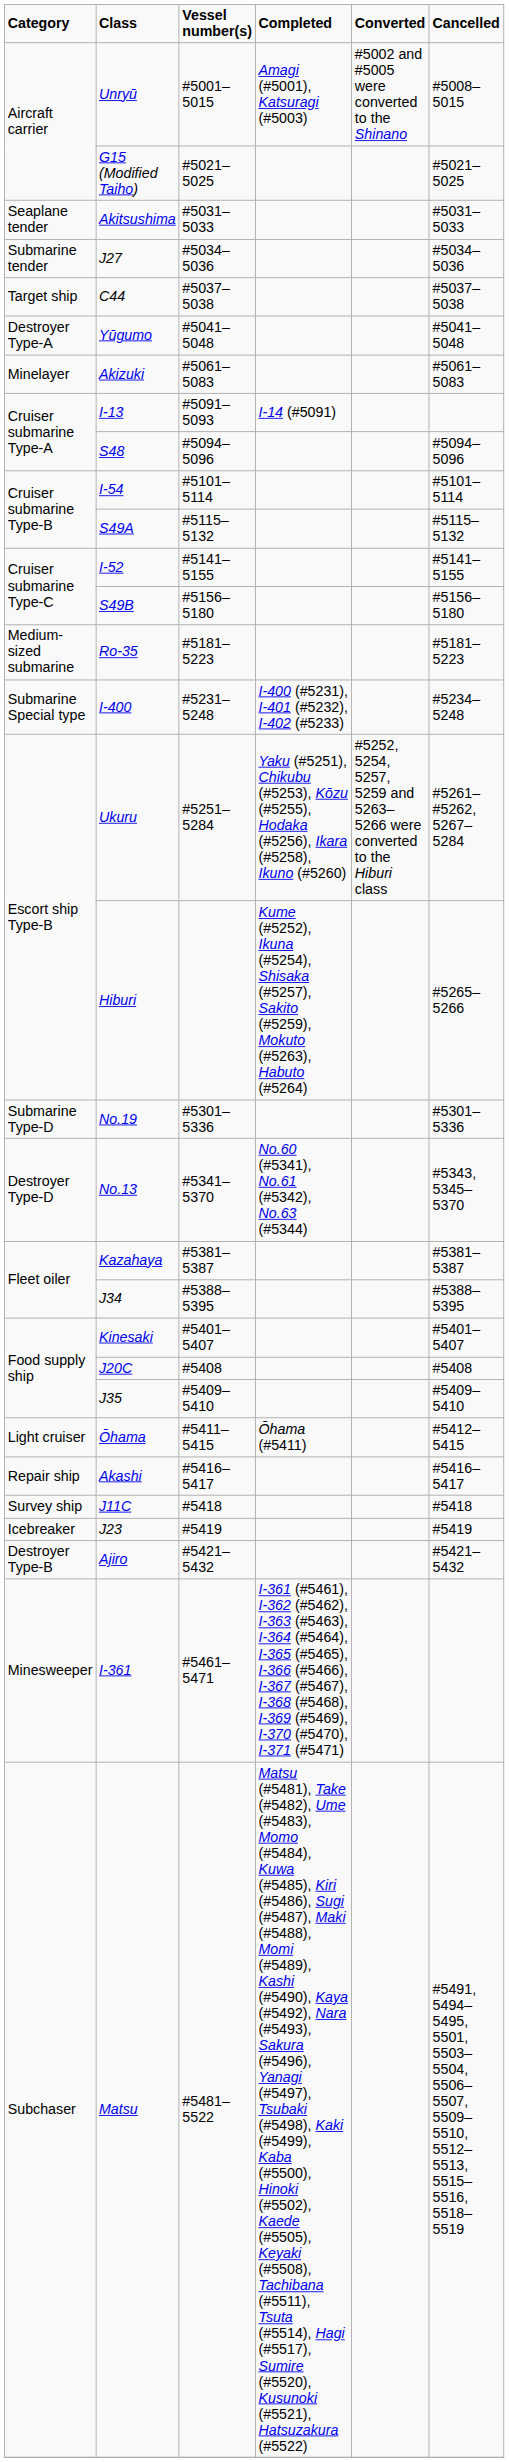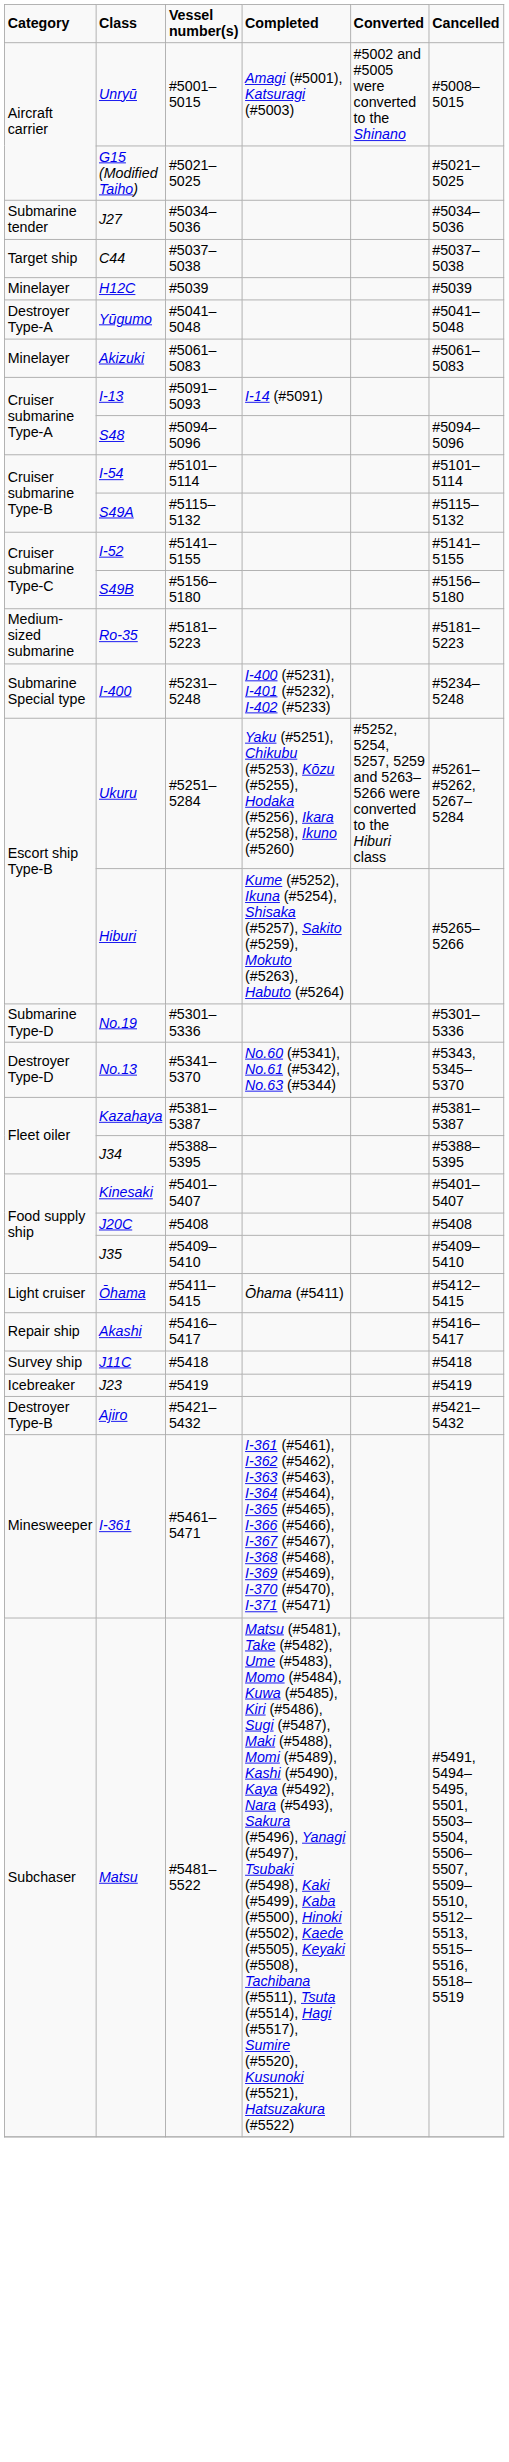- row: (137, 219)
+ row: (117, 288)
